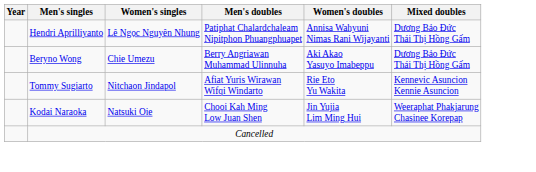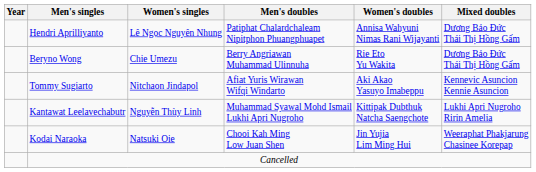(340, 60) Aki Akao Yasuyo Imabeppu -> (376, 60) Rie Eto Yu Wakita
(326, 86) Rie Eto Yu Wakita -> (390, 86) Aki Akao Yasuyo Imabeppu
+ row: (78, 113)
